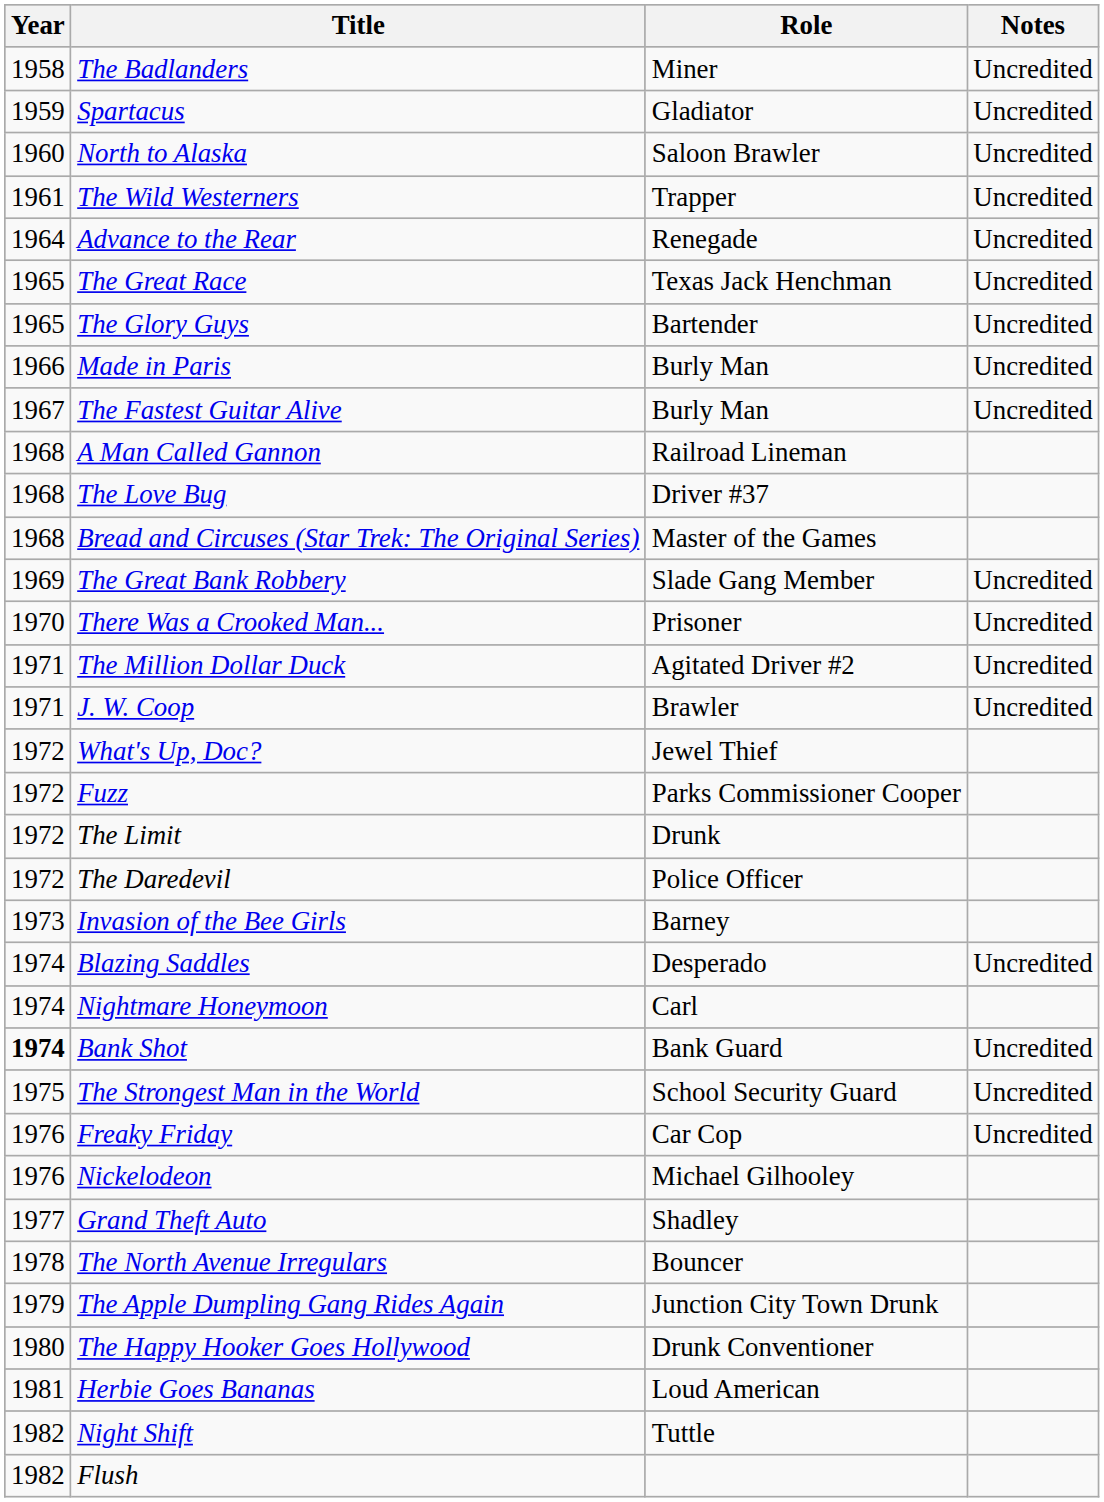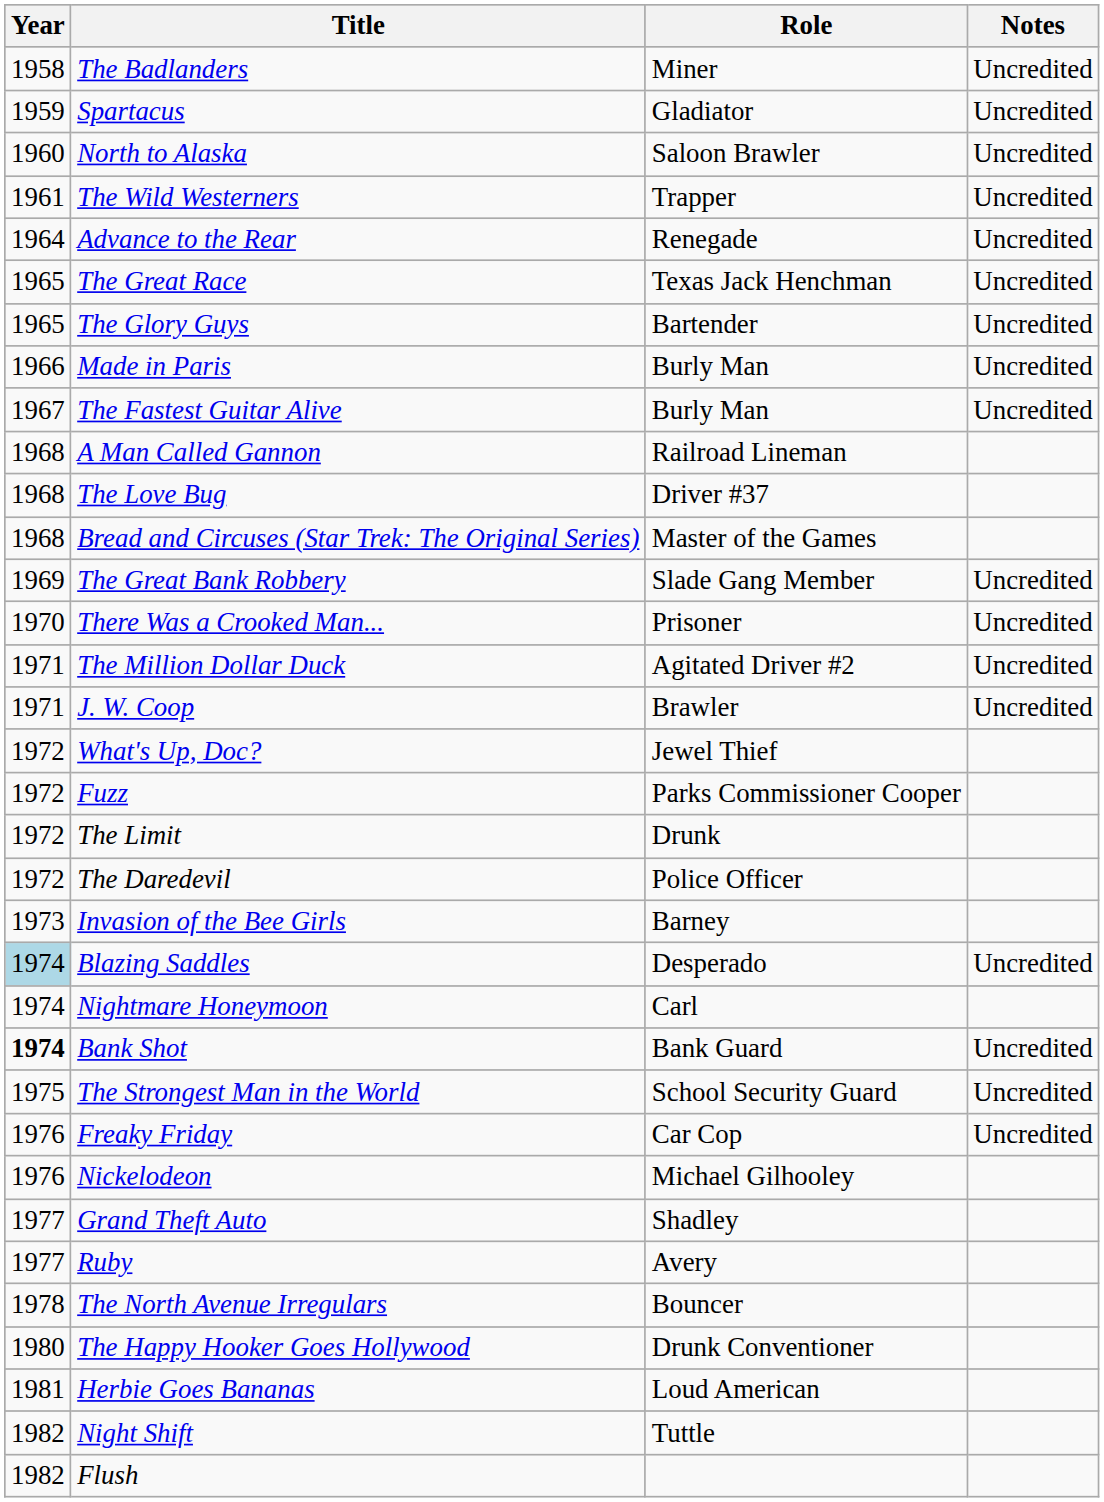(38, 963) no background -> (38, 963) lightblue background
+ row: (105, 1262)
- row: (291, 1304)
